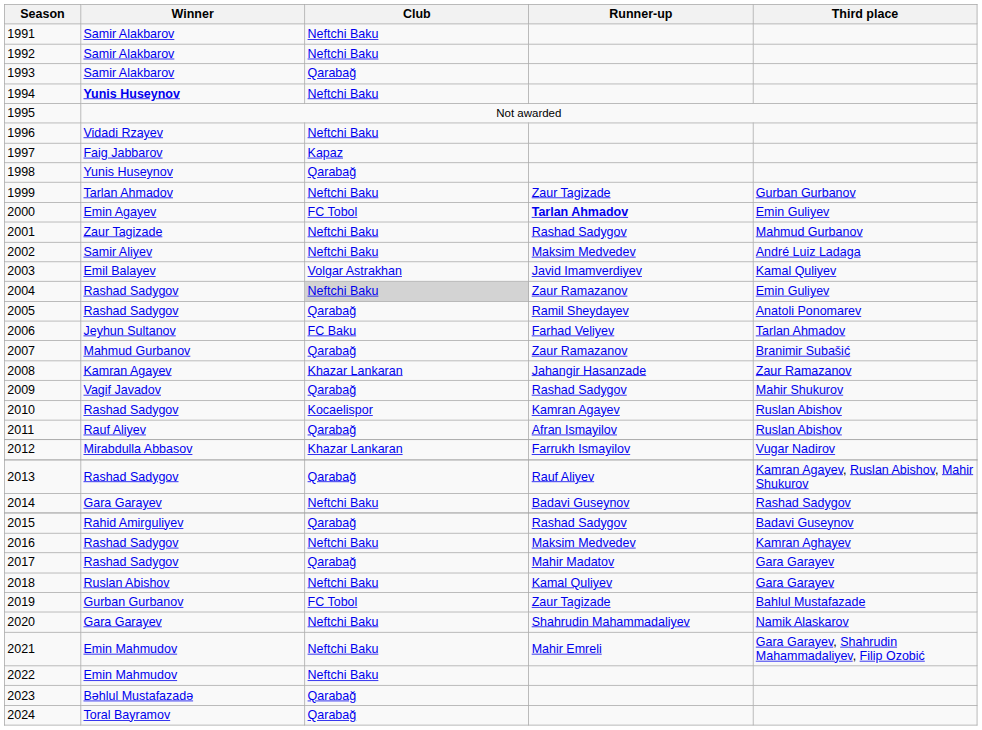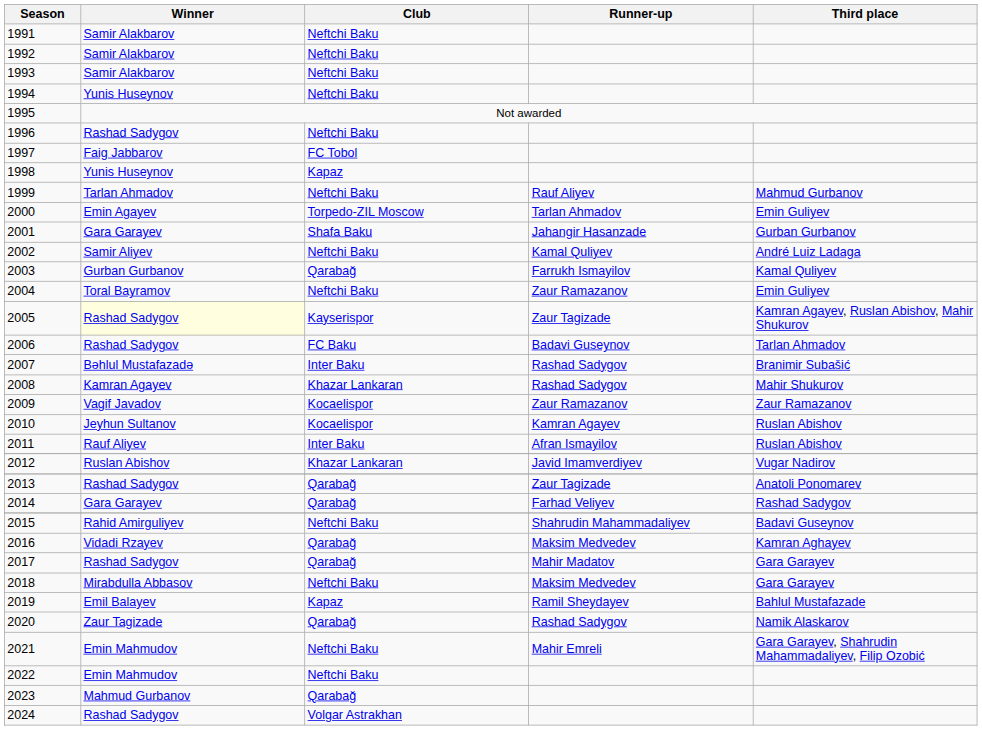(332, 73) Qarabağ -> (343, 73) Neftchi Baku
(132, 93) bold -> (128, 93) normal
(123, 133) Vidadi Rzayev -> (131, 133) Rashad Sadygov
(325, 152) Kapaz -> (332, 152) FC Tobol
(332, 172) Qarabağ -> (325, 172) Kapaz
(571, 192) Zaur Tagizade -> (563, 192) Rauf Aliyev
(806, 192) Gurban Gurbanov -> (809, 192) Mahmud Gurbanov
(332, 212) FC Tobol -> (366, 212) Torpedo-ZIL Moscow
(580, 212) bold -> (576, 212) normal
(123, 232) Zaur Tagizade -> (123, 232) Gara Garayev
(343, 232) Neftchi Baku -> (340, 232) Shafa Baku
(579, 232) Rashad Sadygov -> (589, 232) Jahangir Hasanzade
(809, 232) Mahmud Gurbanov -> (806, 232) Gurban Gurbanov
(584, 251) Maksim Medvedev -> (572, 251) Kamal Quliyev
(120, 271) Emil Balayev -> (133, 271) Gurban Gurbanov
(355, 271) Volgar Astrakhan -> (332, 271) Qarabağ
(587, 271) Javid Imamverdiyev -> (581, 271) Farrukh Ismayilov
(131, 291) Rashad Sadygov -> (127, 291) Toral Bayramov
(343, 291) lightgrey background -> (343, 291) no background
(131, 311) no background -> (131, 318) lightyellow background
(332, 311) Qarabağ -> (341, 318) Kayserispor
(580, 311) Ramil Sheydayev -> (571, 318) Zaur Tagizade
(809, 311) Anatoli Ponomarev -> (864, 318) Kamran Agayev, Ruslan Abishov, Mahir Shukurov
(130, 331) Jeyhun Sultanov -> (131, 345) Rashad Sadygov
(573, 331) Farhad Veliyev -> (581, 345) Badavi Guseynov
(137, 350) Mahmud Gurbanov -> (138, 364) Bəhlul Mustafazadə
(332, 350) Qarabağ -> (336, 364) Inter Baku
(580, 350) Zaur Ramazanov -> (579, 364) Rashad Sadygov
(589, 370) Jahangir Hasanzade -> (579, 384) Rashad Sadygov
(804, 370) Zaur Ramazanov -> (799, 384) Mahir Shukurov
(332, 390) Qarabağ -> (340, 404) Kocaelispor
(579, 390) Rashad Sadygov -> (580, 404) Zaur Ramazanov
(799, 390) Mahir Shukurov -> (804, 404) Zaur Ramazanov
(131, 410) Rashad Sadygov -> (130, 424) Jeyhun Sultanov
(332, 430) Qarabağ -> (336, 444) Inter Baku
(138, 449) Mirabdulla Abbasov -> (127, 463) Ruslan Abishov
(581, 449) Farrukh Ismayilov -> (587, 463) Javid Imamverdiyev
(563, 476) Rauf Aliyev -> (571, 483) Zaur Tagizade
(864, 476) Kamran Agayev, Ruslan Abishov, Mahir Shukurov -> (809, 483) Anatoli Ponomarev
(343, 503) Neftchi Baku -> (332, 503) Qarabağ
(581, 503) Badavi Guseynov -> (573, 503) Farhad Veliyev
(332, 523) Qarabağ -> (343, 523) Neftchi Baku
(579, 523) Rashad Sadygov -> (611, 523) Shahrudin Mahammadaliyev
(131, 543) Rashad Sadygov -> (123, 543) Vidadi Rzayev
(343, 543) Neftchi Baku -> (332, 543) Qarabağ
(127, 582) Ruslan Abishov -> (138, 582) Mirabdulla Abbasov
(572, 582) Kamal Quliyev -> (584, 582) Maksim Medvedev
(133, 602) Gurban Gurbanov -> (120, 602) Emil Balayev
(332, 602) FC Tobol -> (325, 602) Kapaz
(571, 602) Zaur Tagizade -> (580, 602) Ramil Sheydayev
(123, 622) Gara Garayev -> (123, 622) Zaur Tagizade
(343, 622) Neftchi Baku -> (332, 622) Qarabağ
(611, 622) Shahrudin Mahammadaliyev -> (579, 622) Rashad Sadygov
(138, 695) Bəhlul Mustafazadə -> (137, 695) Mahmud Gurbanov
(127, 715) Toral Bayramov -> (131, 715) Rashad Sadygov
(332, 715) Qarabağ -> (355, 715) Volgar Astrakhan
